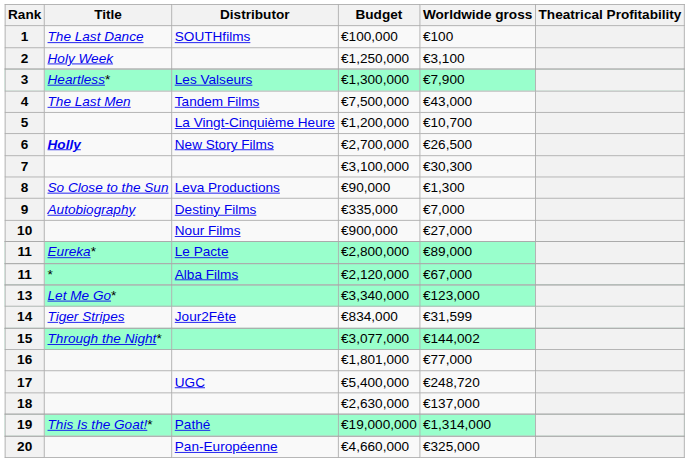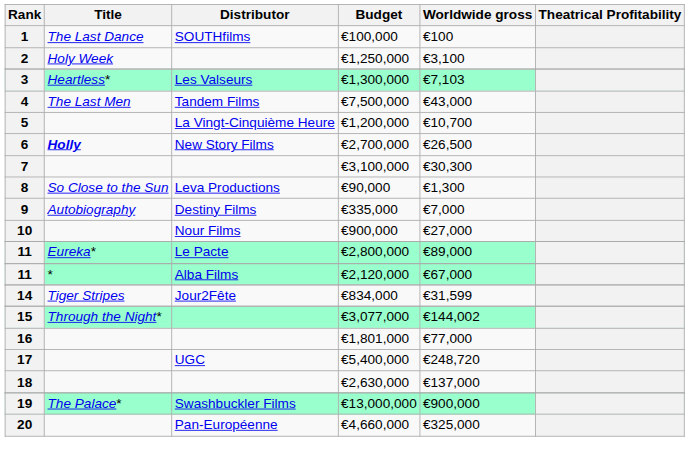(444, 79) €7,900 -> (444, 79) €7,103
- row: (375, 295)
- row: (379, 425)
+ row: (379, 403)
